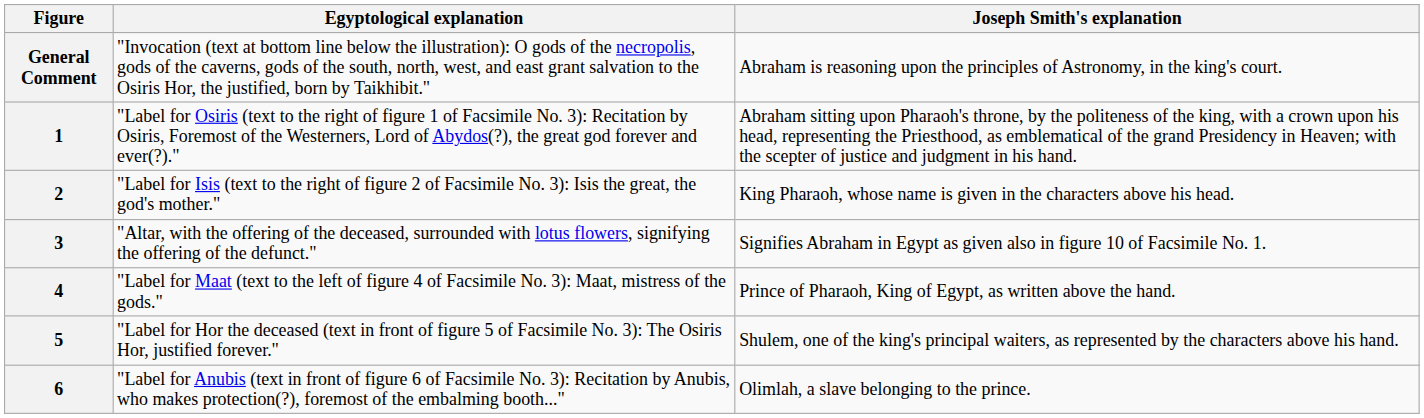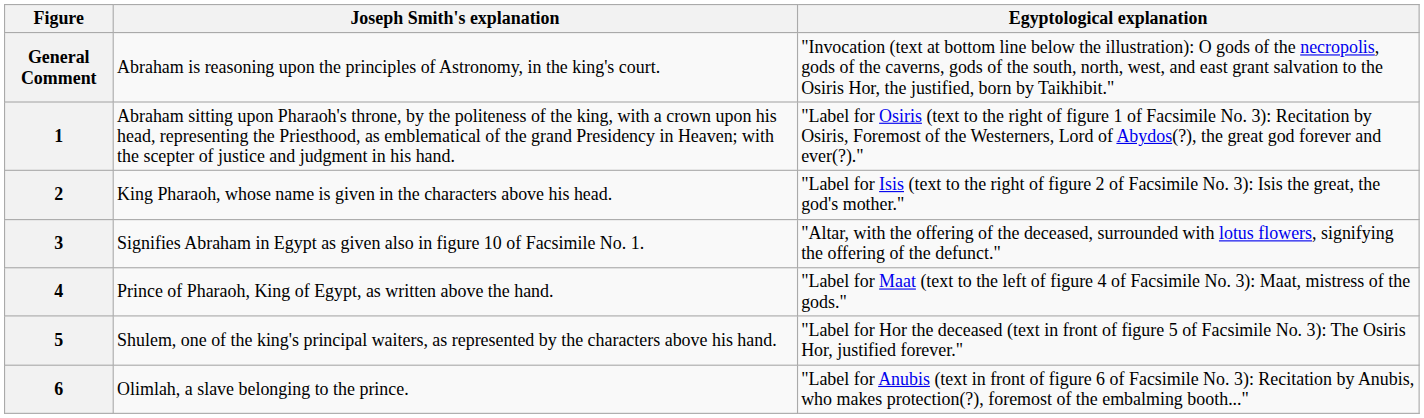columns swapped: (1077, 18) <-> (424, 18)
